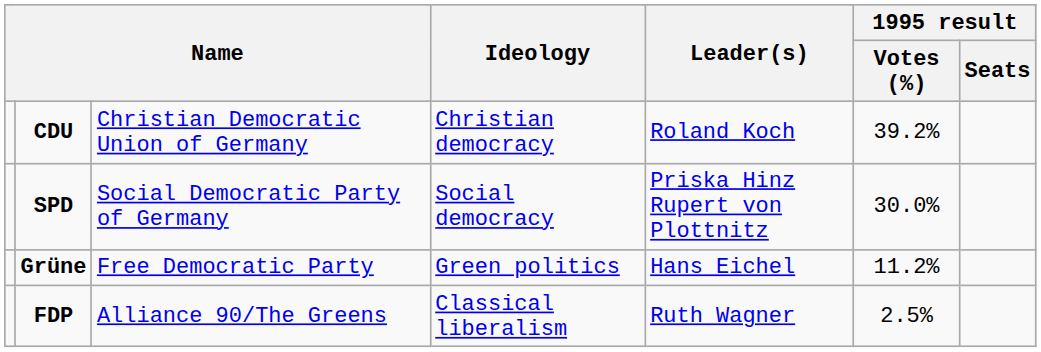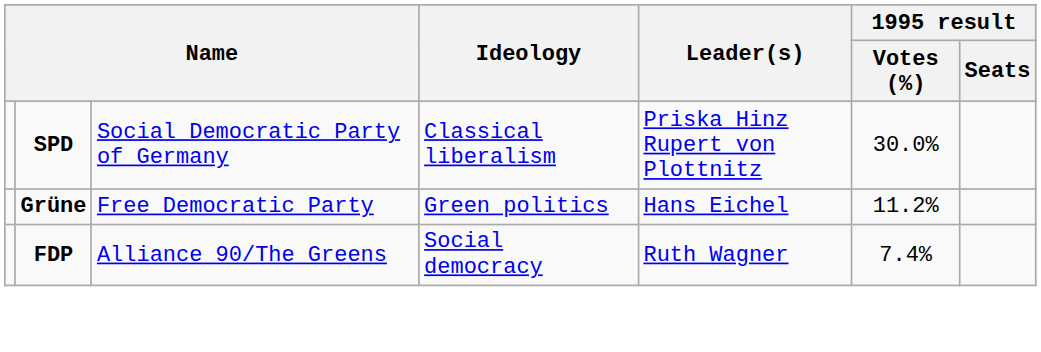- row: (53, 132)
(495, 206) Social democracy -> (490, 145) Classical liberalism
(501, 316) Classical liberalism -> (483, 255) Social democracy
(907, 316) 2.5% -> (906, 255) 7.4%
